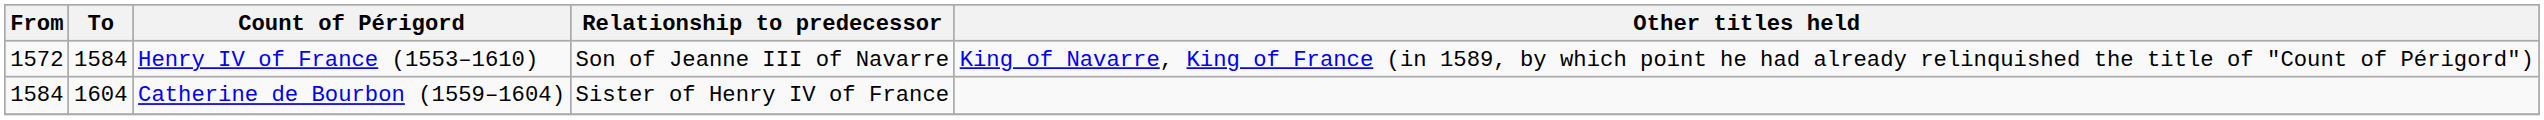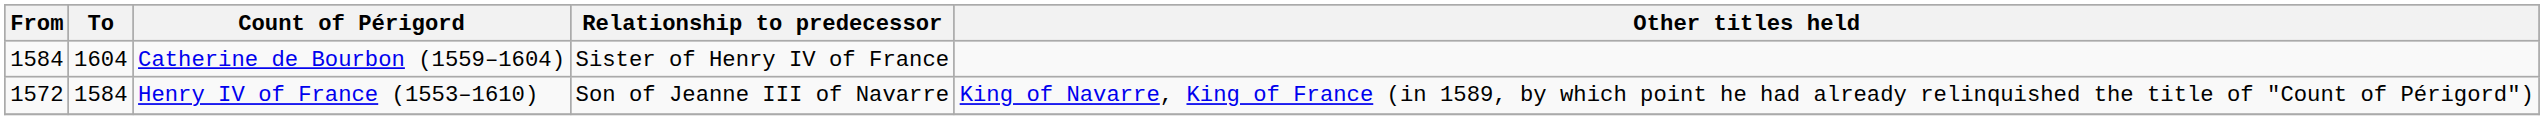rows swapped: (338, 59) <-> (352, 95)
